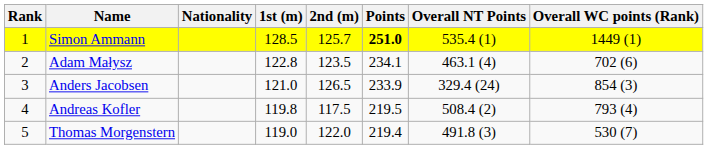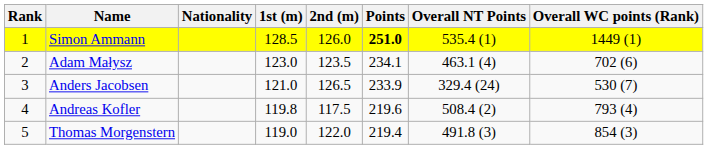(334, 39) 125.7 -> (334, 39) 126.0
(281, 62) 122.8 -> (281, 62) 123.0
(616, 86) 854 (3) -> (616, 86) 530 (7)
(385, 109) 219.5 -> (385, 109) 219.6
(616, 132) 530 (7) -> (616, 132) 854 (3)
